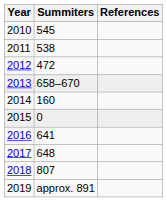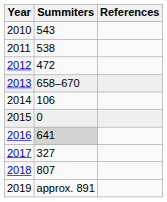(46, 30) 545 -> (46, 30) 543
(46, 100) 160 -> (46, 100) 106
(46, 135) no background -> (46, 135) lightgrey background
(46, 153) 648 -> (46, 153) 327
